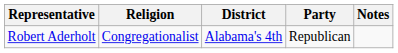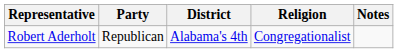columns swapped: (320, 15) <-> (150, 15)
